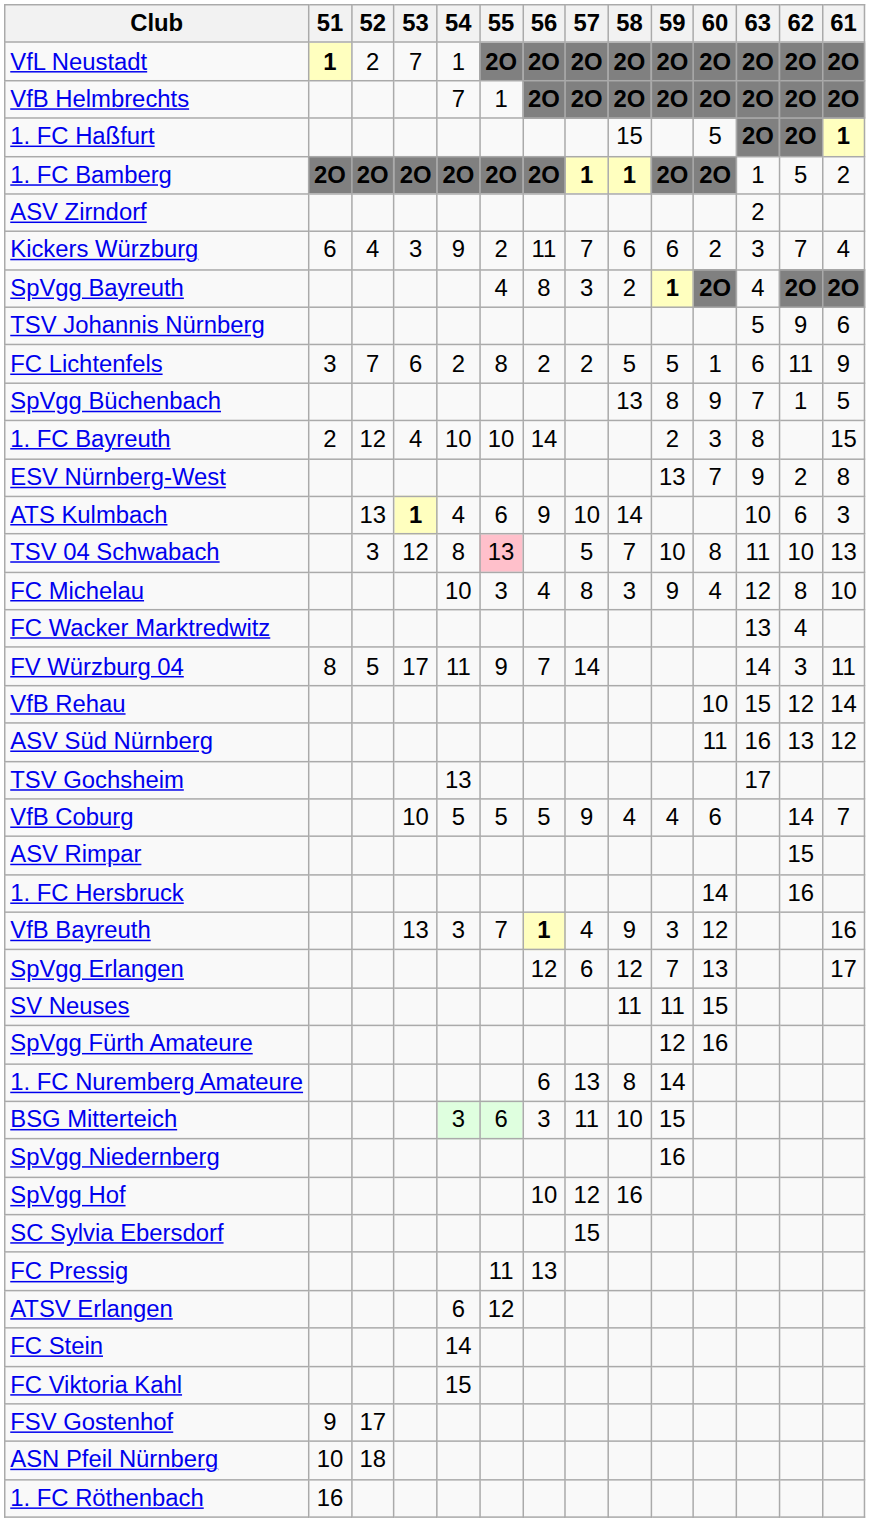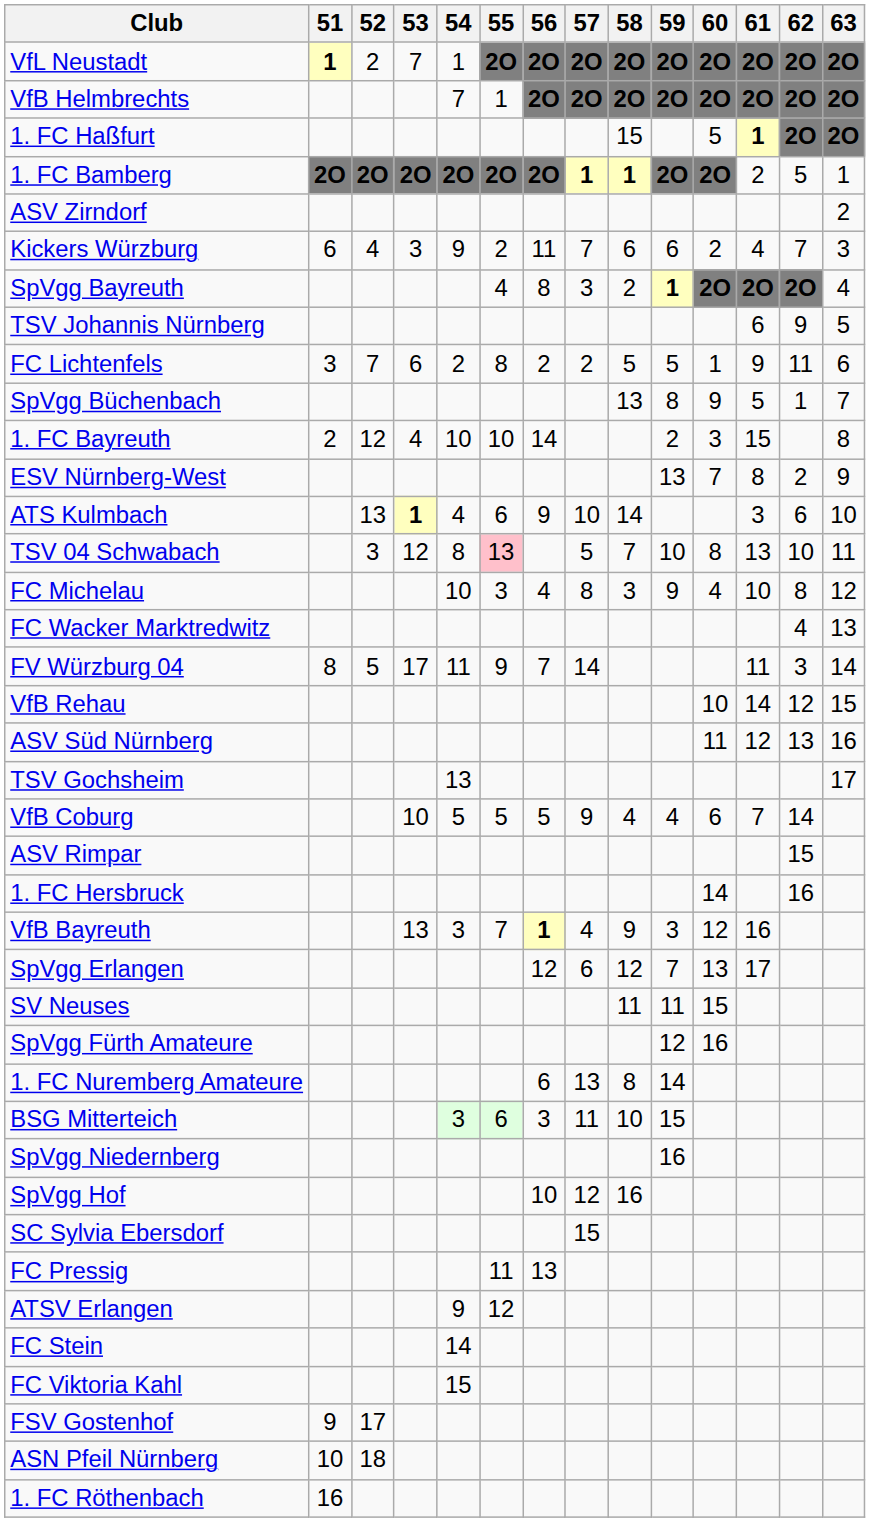columns swapped: (843, 23) <-> (758, 23)
(458, 1308) 6 -> (458, 1308) 9
